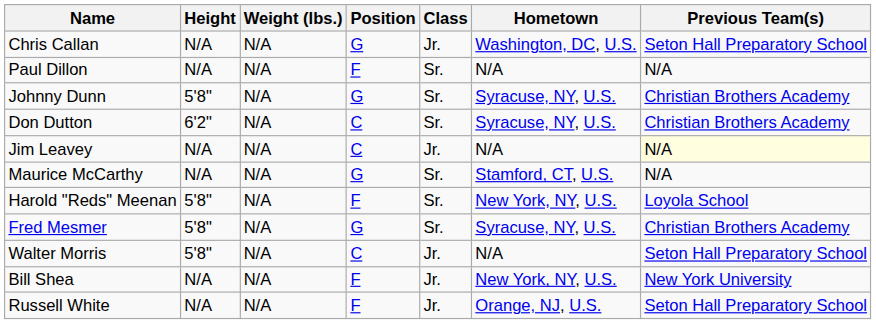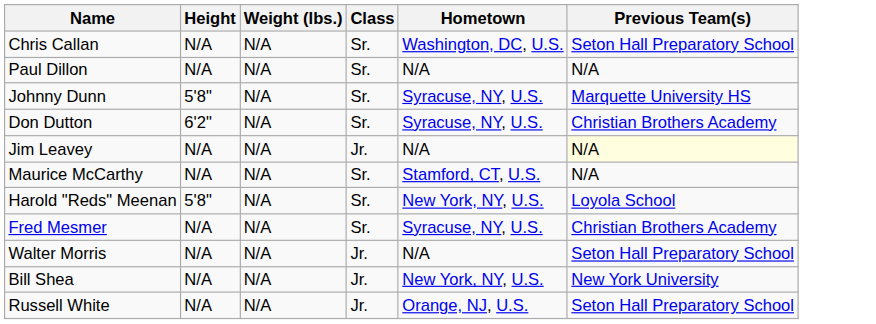- column: (383, 18)
(432, 44) Jr. -> (361, 44) Sr.
(747, 97) Christian Brothers Academy -> (661, 97) Marquette University HS
(198, 227) 5'8" -> (198, 227) N/A
(198, 254) 5'8" -> (198, 254) N/A
